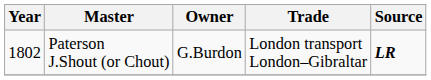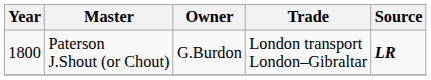(25, 52) 1802 -> (25, 52) 1800
